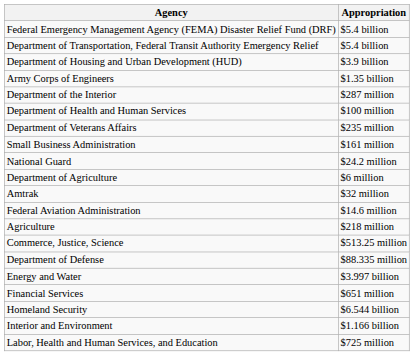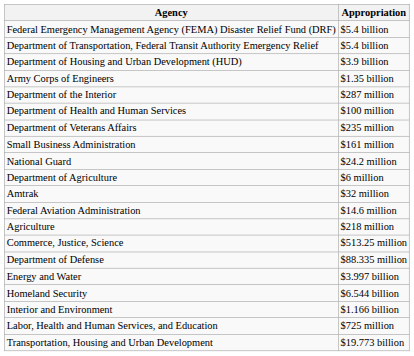- row: (45, 293)
+ row: (110, 342)
